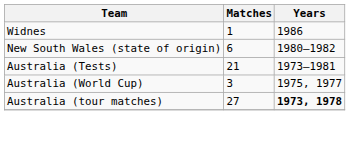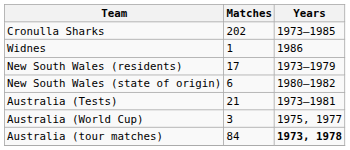+ row: (56, 31)
+ row: (95, 66)
(233, 101) 27 -> (233, 136) 84
